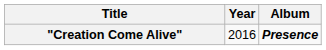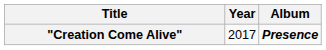(242, 34) 2016 -> (242, 34) 2017
